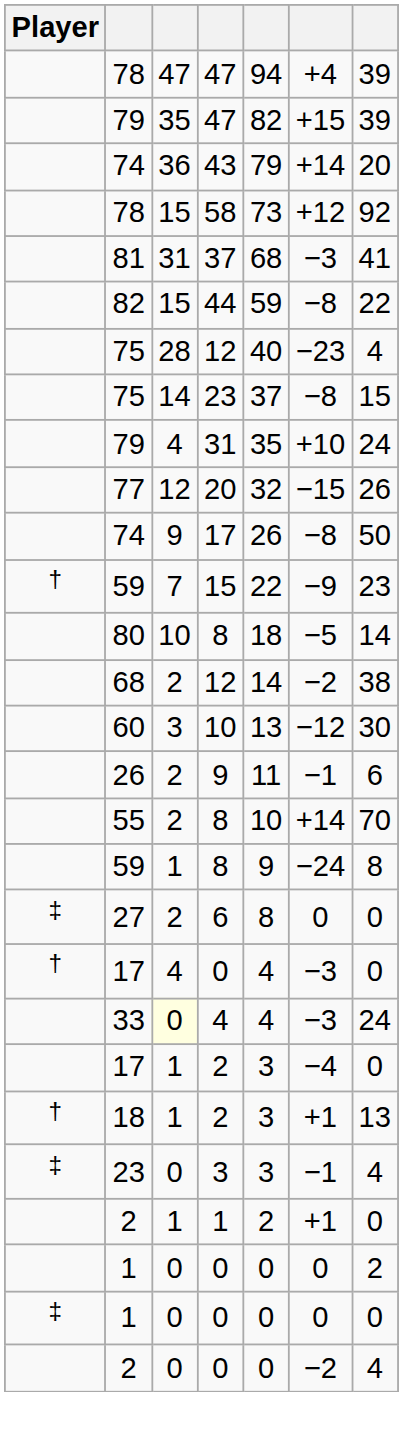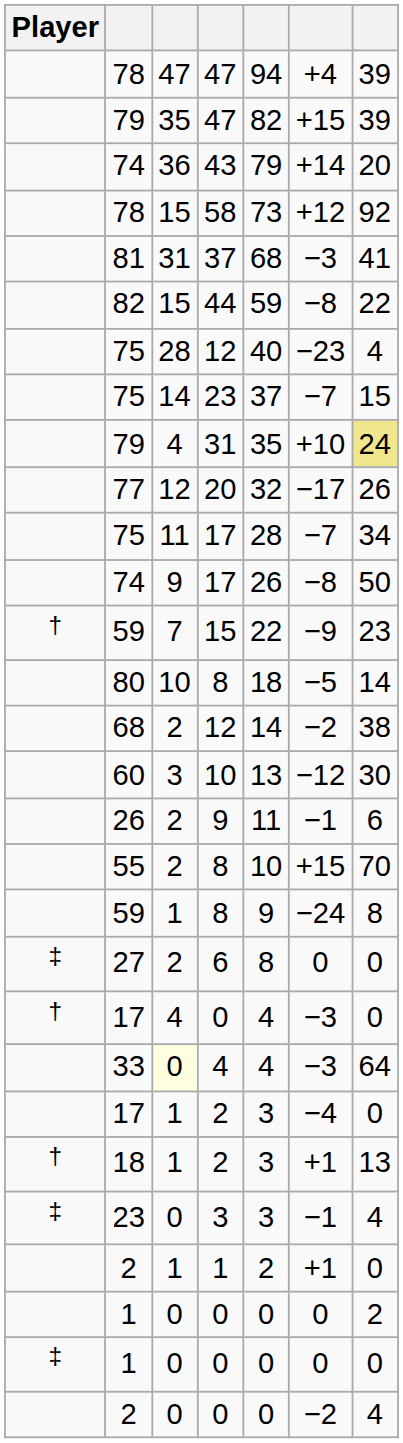(320, 397) −8 -> (320, 397) −7
(375, 443) no background -> (375, 443) khaki background
(320, 489) −15 -> (320, 489) −17
+ row: (129, 535)
(320, 820) +14 -> (320, 866) +15
(375, 1021) 24 -> (375, 1067) 64
